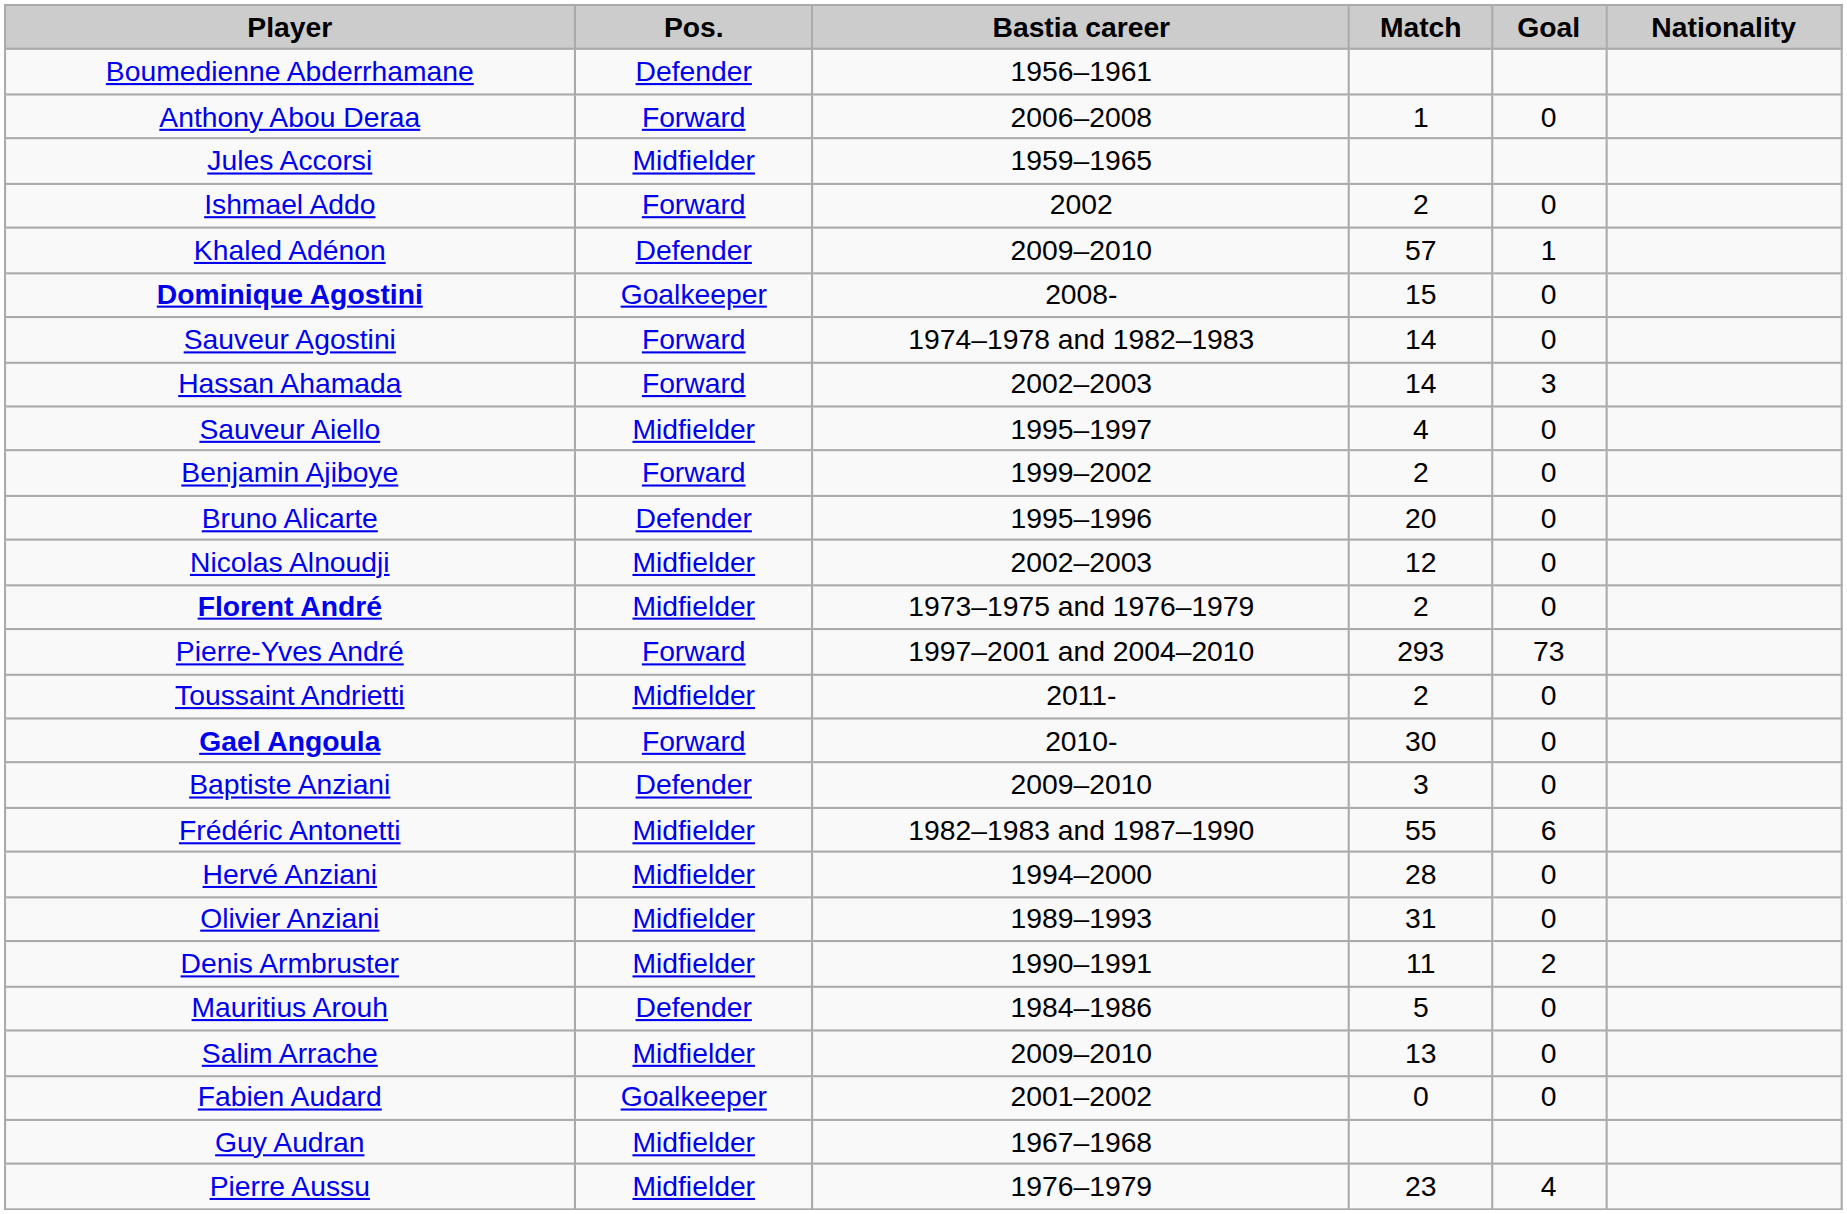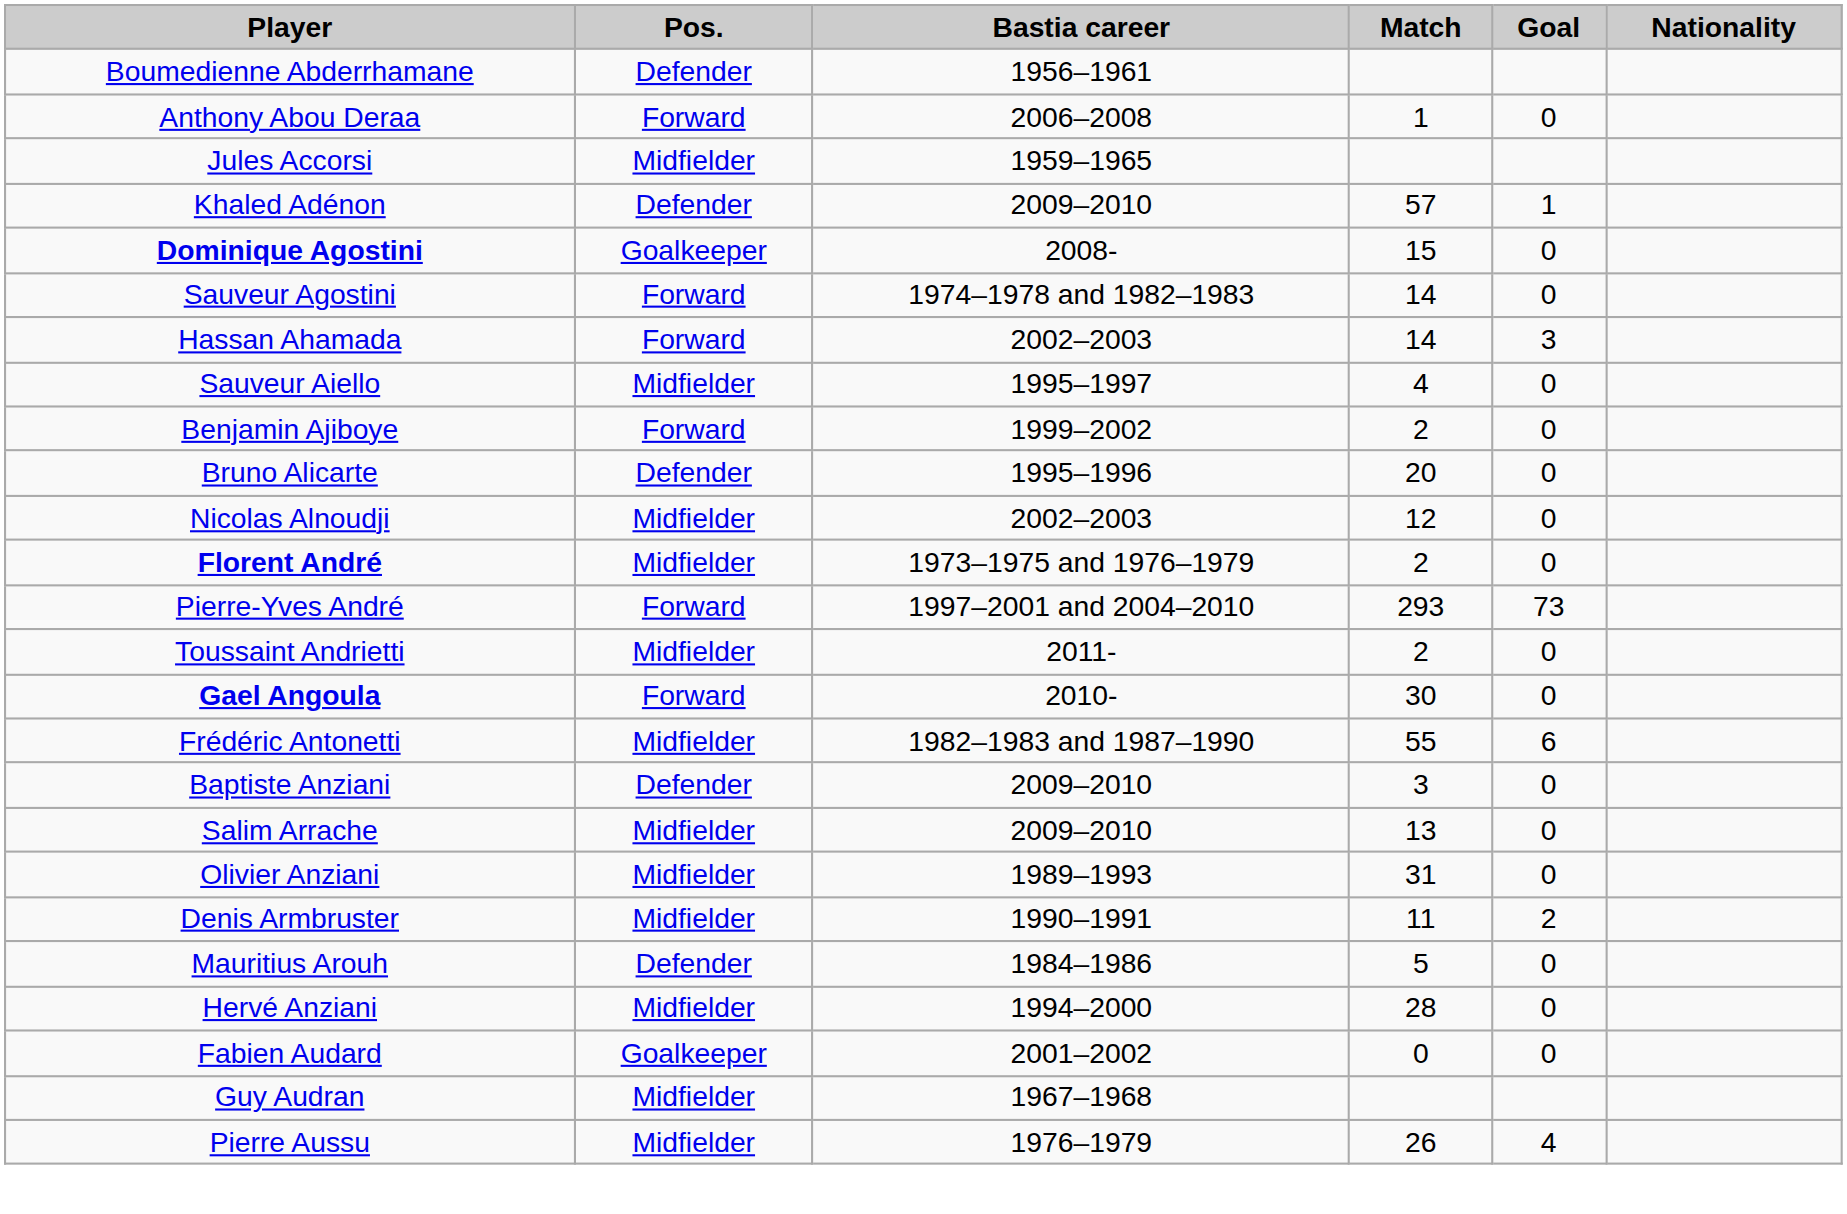- row: (290, 205)
rows swapped: (290, 830) <-> (290, 785)
rows swapped: (290, 874) <-> (290, 1052)
(1421, 1186) 23 -> (1421, 1142) 26
